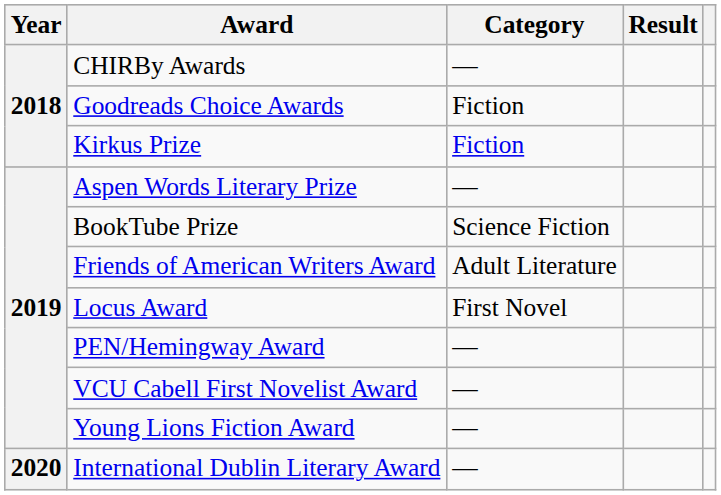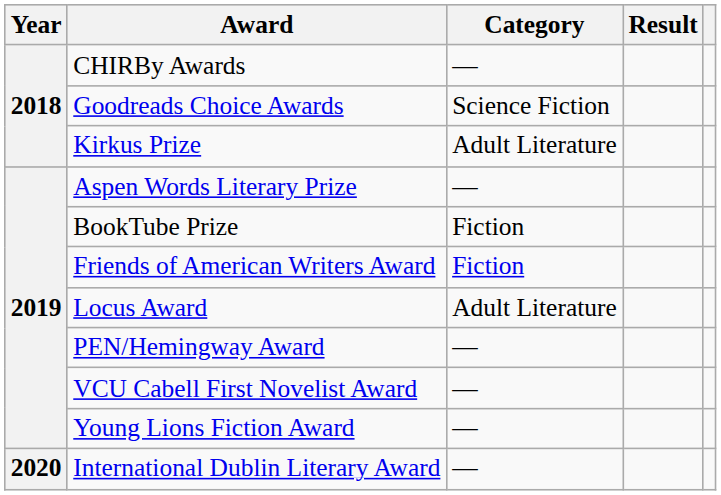(488, 105) Fiction -> (531, 105) Science Fiction
(488, 145) Fiction -> (534, 145) Adult Literature
(531, 226) Science Fiction -> (488, 226) Fiction
(534, 266) Adult Literature -> (488, 266) Fiction
(510, 307) First Novel -> (534, 307) Adult Literature
